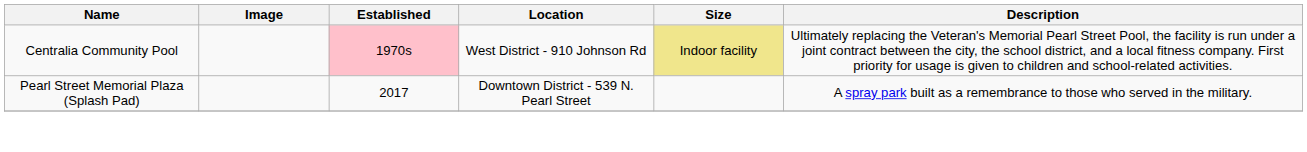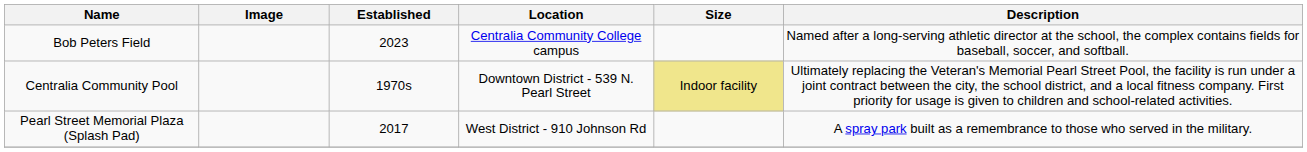+ row: (102, 43)
(394, 50) pink background -> (394, 86) no background
(556, 50) West District - 910 Johnson Rd -> (556, 86) Downtown District - 539 N. Pearl Street
(556, 93) Downtown District - 539 N. Pearl Street -> (556, 128) West District - 910 Johnson Rd
